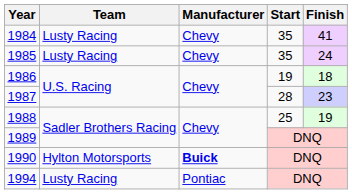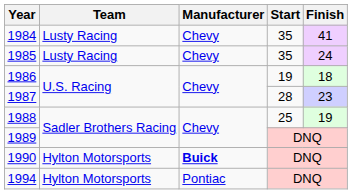(80, 179) Lusty Racing -> (97, 179) Hylton Motorsports
